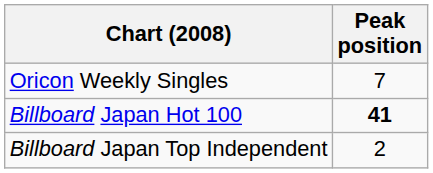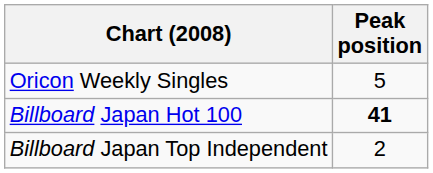(380, 80) 7 -> (380, 80) 5
